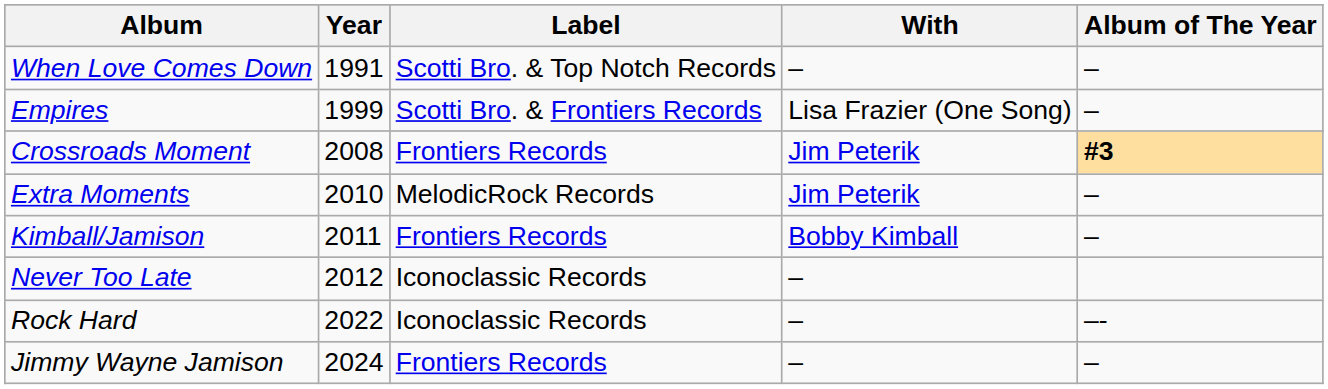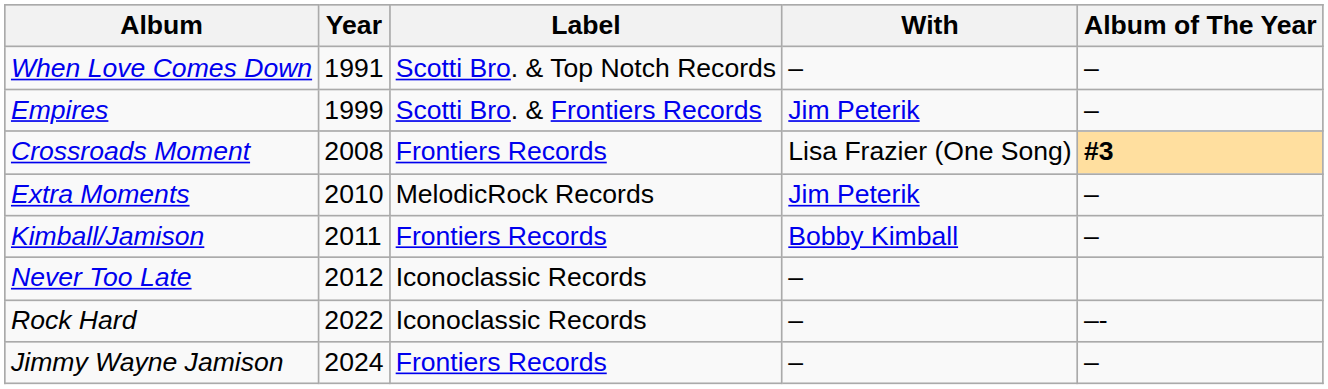(930, 109) Lisa Frazier (One Song) -> (854, 109) Jim Peterik
(854, 151) Jim Peterik -> (930, 151) Lisa Frazier (One Song)
